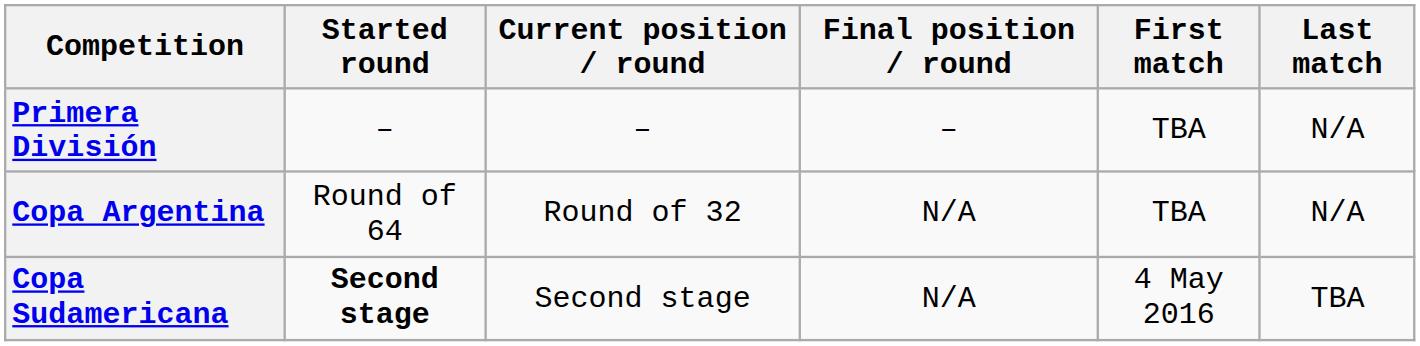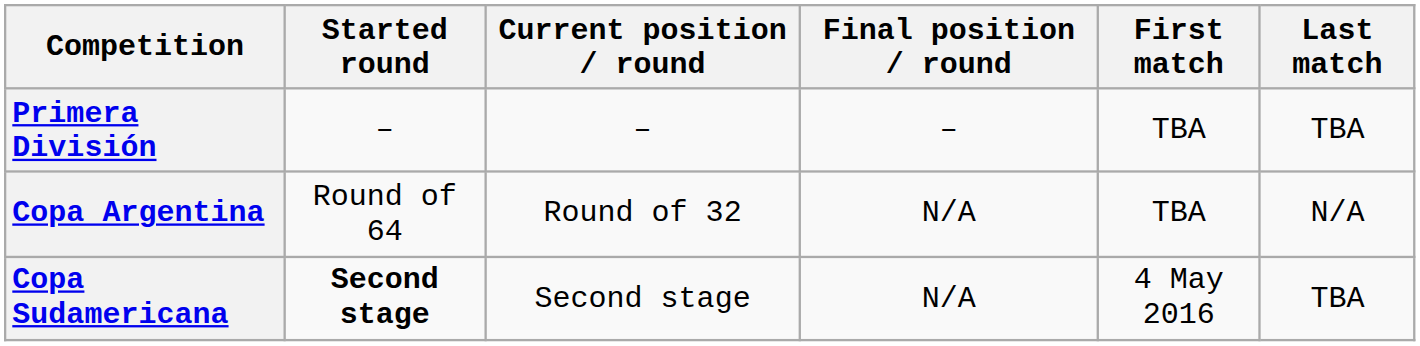(1337, 131) N/A -> (1337, 131) TBA
